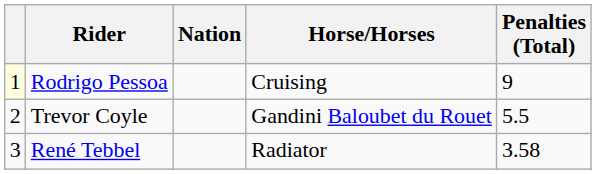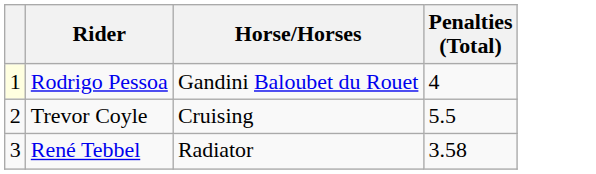- column: (210, 34)
(289, 81) Cruising -> (298, 81) Gandini Baloubet du Rouet
(507, 81) 9 -> (434, 81) 4
(372, 116) Gandini Baloubet du Rouet -> (216, 116) Cruising
